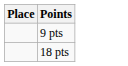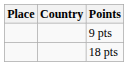+ column: (62, 14)
